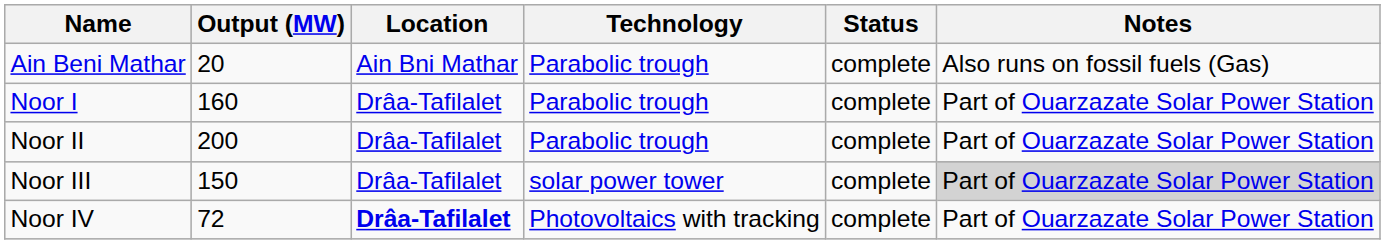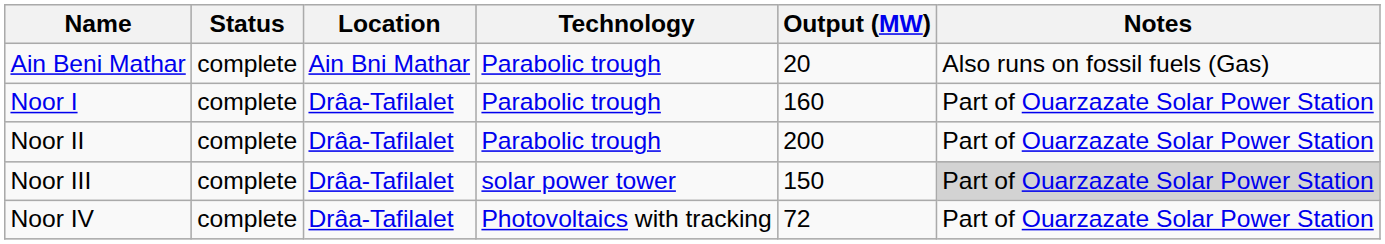columns swapped: (271, 24) <-> (881, 24)
(433, 219) bold -> (381, 219) normal
